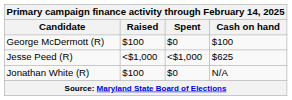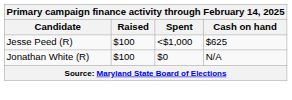- row: (55, 42)
(140, 57) <$1,000 -> (124, 42) $100
